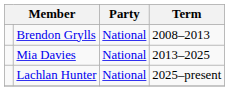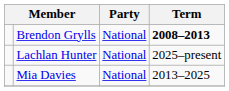(181, 34) normal -> (181, 34) bold
rows swapped: (46, 55) <-> (56, 75)
